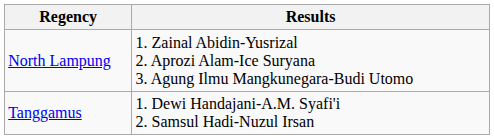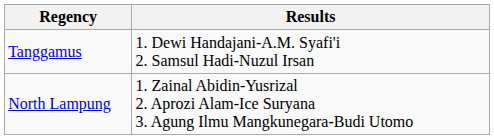rows swapped: (60, 60) <-> (45, 112)
